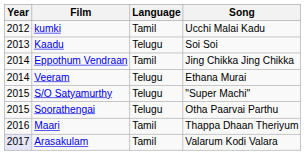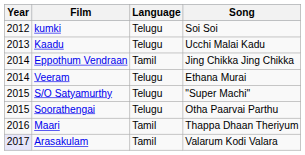(144, 28) Tamil -> (147, 28) Telugu
(225, 28) Ucchi Malai Kadu -> (202, 28) Soi Soi
(202, 45) Soi Soi -> (225, 45) Ucchi Malai Kadu
